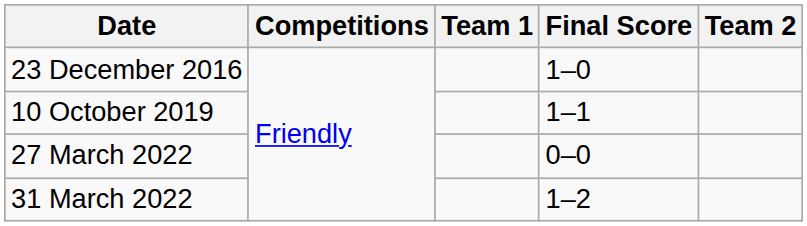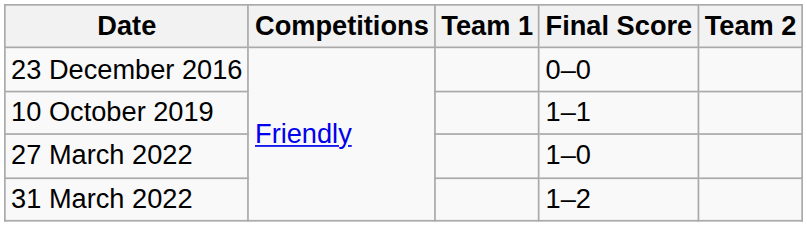(568, 69) 1–0 -> (568, 69) 0–0
(568, 155) 0–0 -> (568, 155) 1–0
